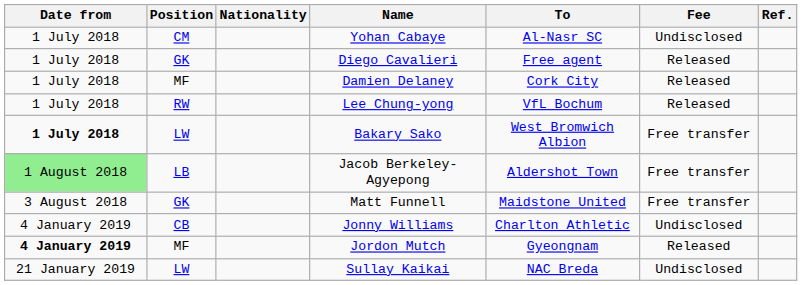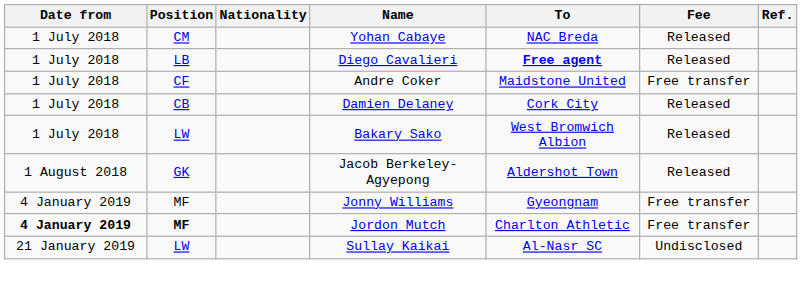(562, 38) Al-Nasr SC -> (562, 38) NAC Breda
(699, 38) Undisclosed -> (699, 38) Released
(181, 60) GK -> (181, 60) LB
(562, 60) normal -> (562, 60) bold
+ row: (398, 82)
(181, 82) MF -> (181, 104) CB
- row: (398, 104)
(76, 134) bold -> (76, 134) normal
(699, 134) Free transfer -> (699, 134) Released
(76, 172) lightgreen background -> (76, 172) no background
(181, 172) LB -> (181, 172) GK
(699, 172) Free transfer -> (699, 172) Released
- row: (398, 202)
(181, 225) CB -> (181, 202) MF
(562, 225) Charlton Athletic -> (562, 202) Gyeongnam
(699, 225) Undisclosed -> (699, 202) Free transfer
(181, 247) normal -> (181, 225) bold
(562, 247) Gyeongnam -> (562, 225) Charlton Athletic
(699, 247) Released -> (699, 225) Free transfer
(562, 269) NAC Breda -> (562, 247) Al-Nasr SC
